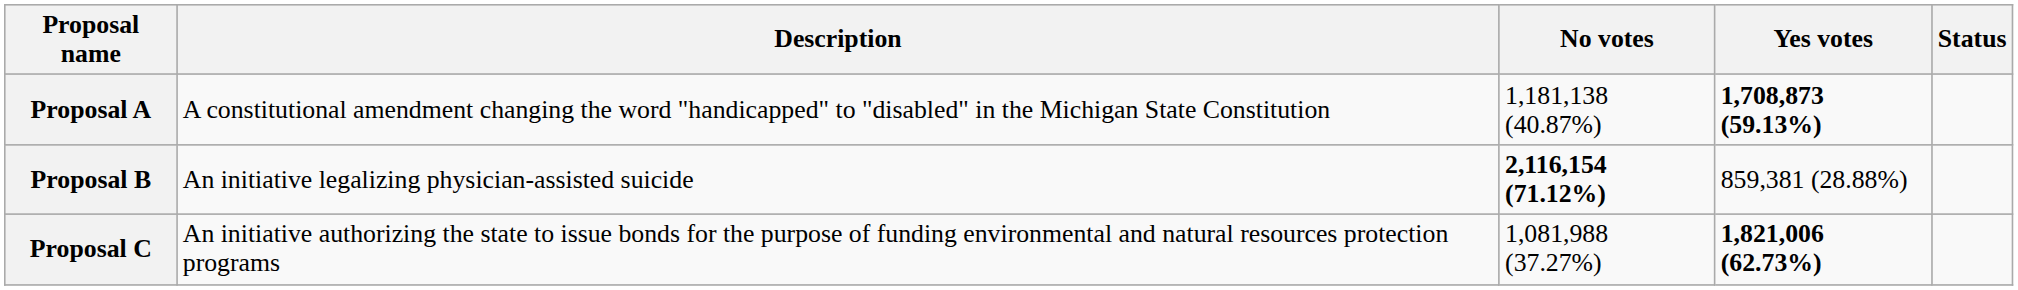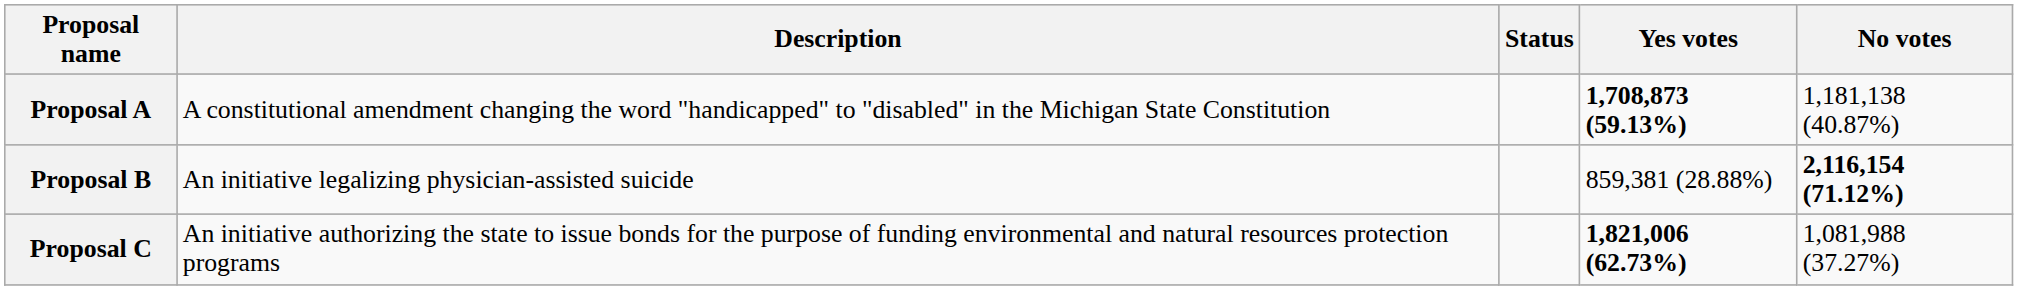columns swapped: (1972, 39) <-> (1607, 39)
